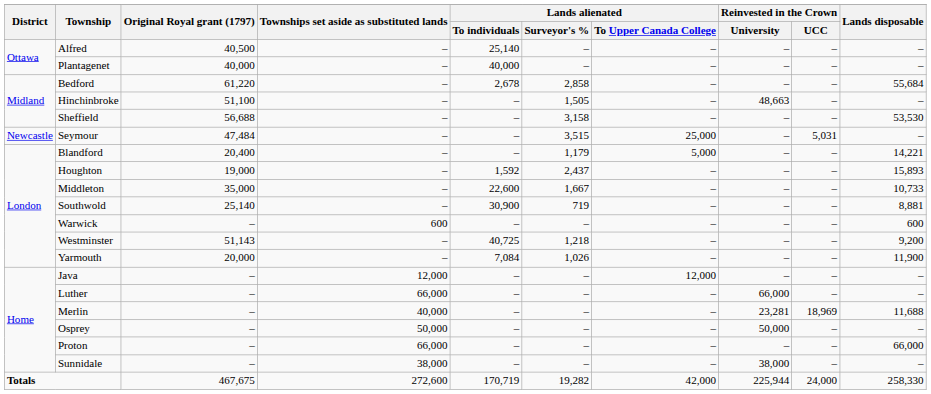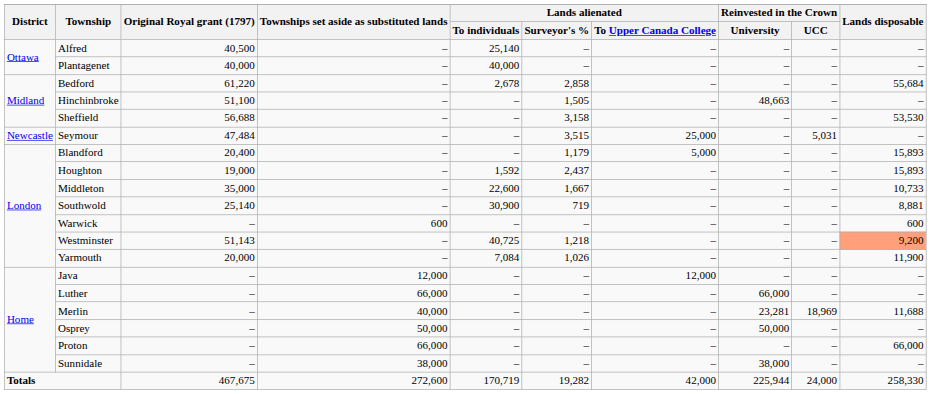(908, 153) 14,221 -> (908, 153) 15,893
(911, 240) no background -> (911, 240) lightsalmon background
